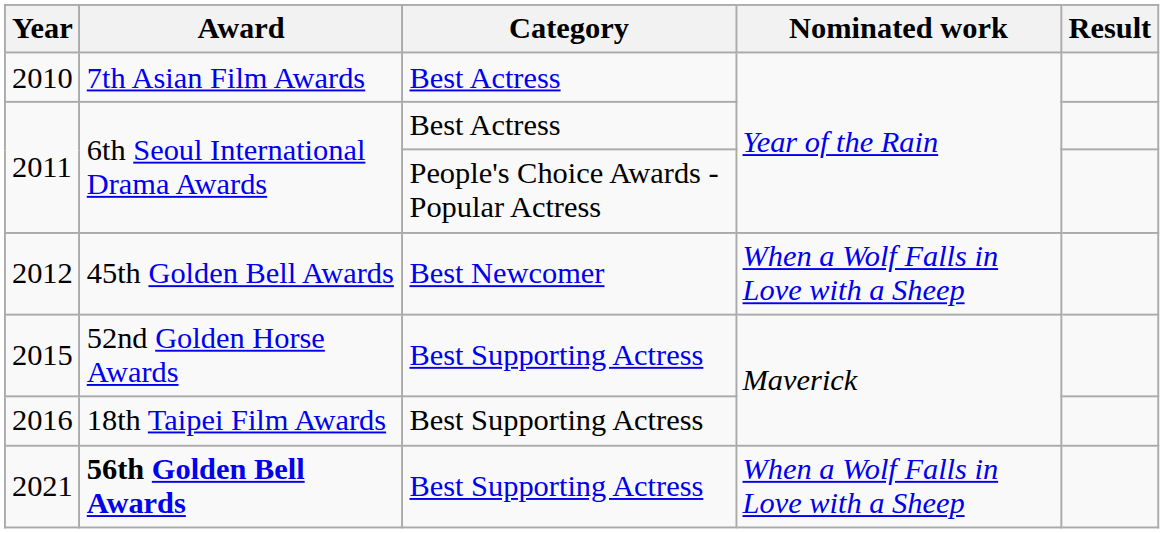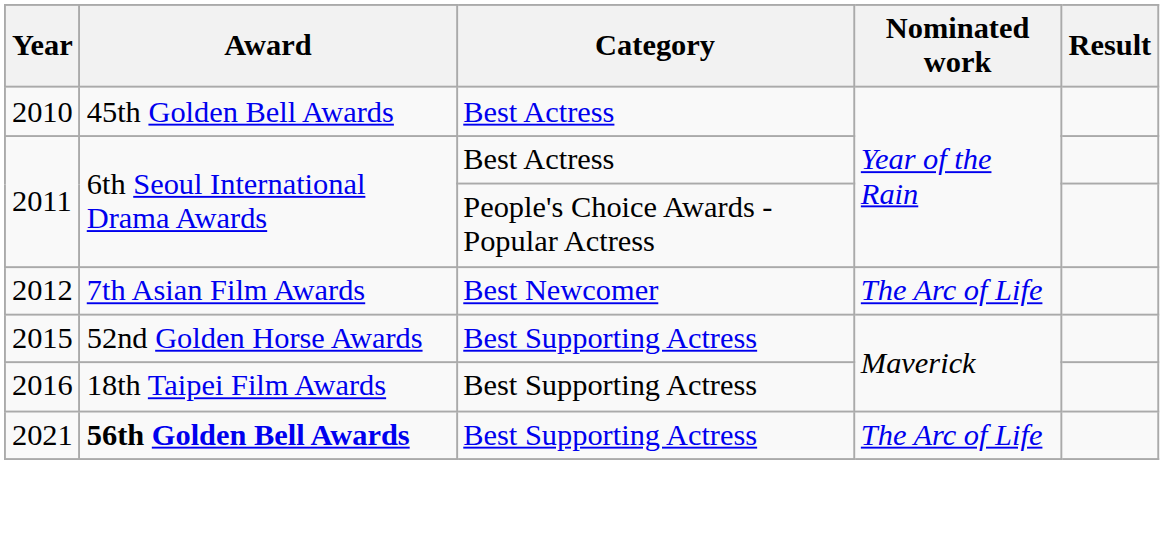(226, 76) 7th Asian Film Awards -> (240, 111) 45th Golden Bell Awards
(240, 272) 45th Golden Bell Awards -> (226, 289) 7th Asian Film Awards
(870, 272) When a Wolf Falls in Love with a Sheep -> (952, 289) The Arc of Life
(870, 485) When a Wolf Falls in Love with a Sheep -> (952, 434) The Arc of Life
